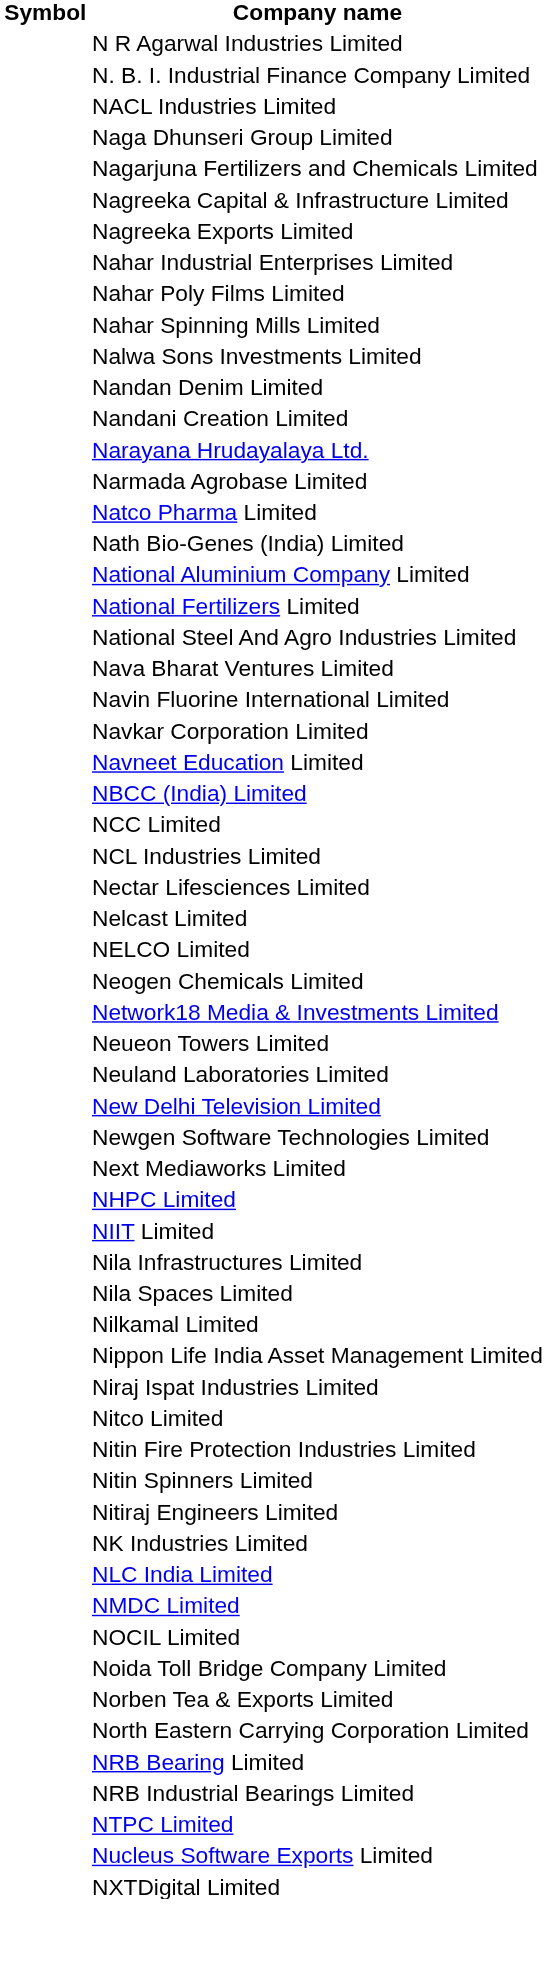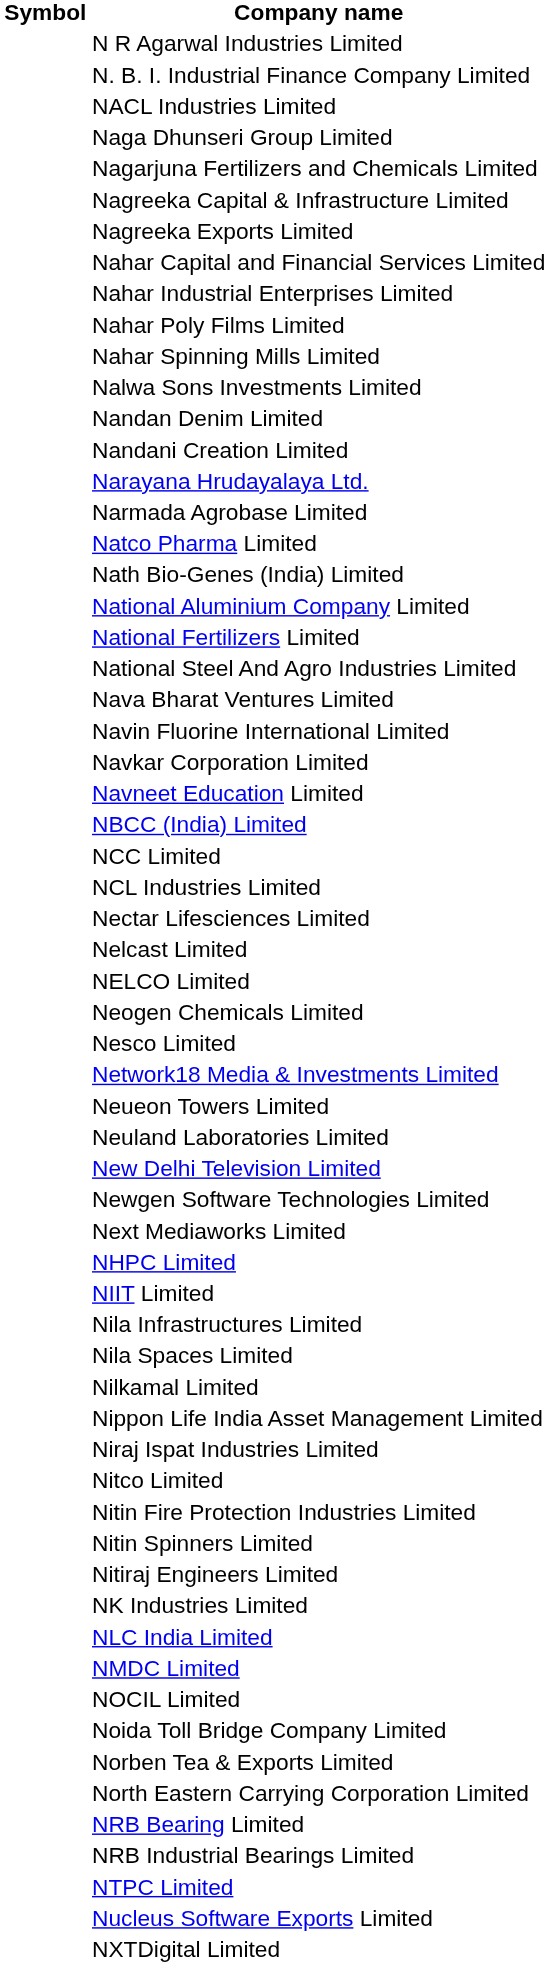+ row: (319, 262)
+ row: (164, 1043)
